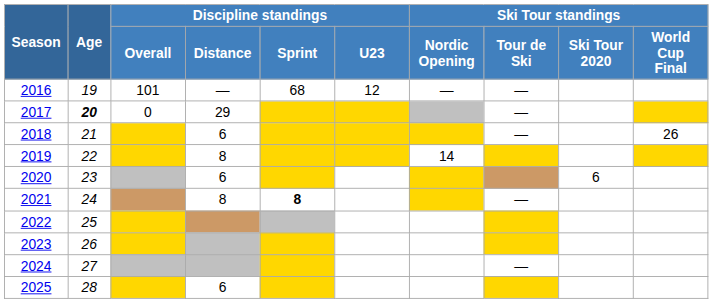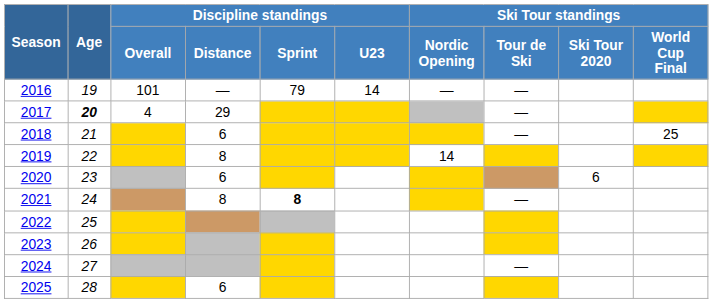(297, 90) 68 -> (297, 90) 79
(372, 90) 12 -> (372, 90) 14
(148, 112) 0 -> (148, 112) 4
(671, 134) 26 -> (671, 134) 25
